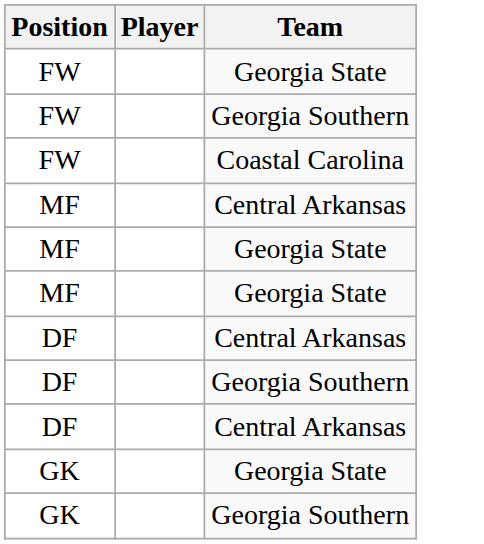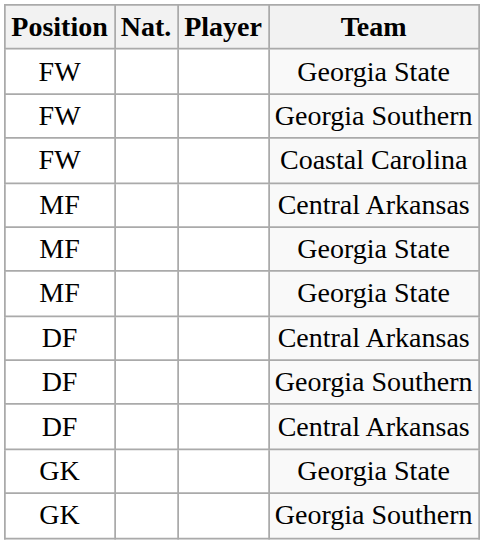+ column: (146, 26)
